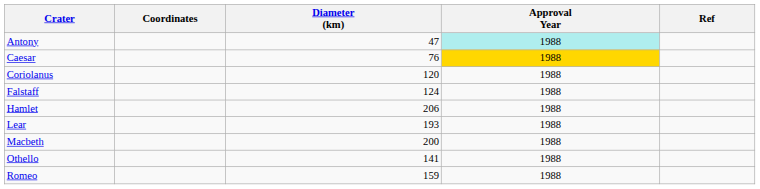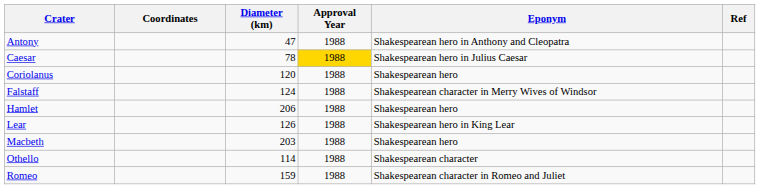+ column: (547, 18)
(550, 41) paleturquoise background -> (335, 41) no background
(434, 58) 76 -> (290, 58) 78
(431, 125) 193 -> (288, 125) 126
(431, 141) 200 -> (288, 141) 203
(431, 158) 141 -> (288, 158) 114
